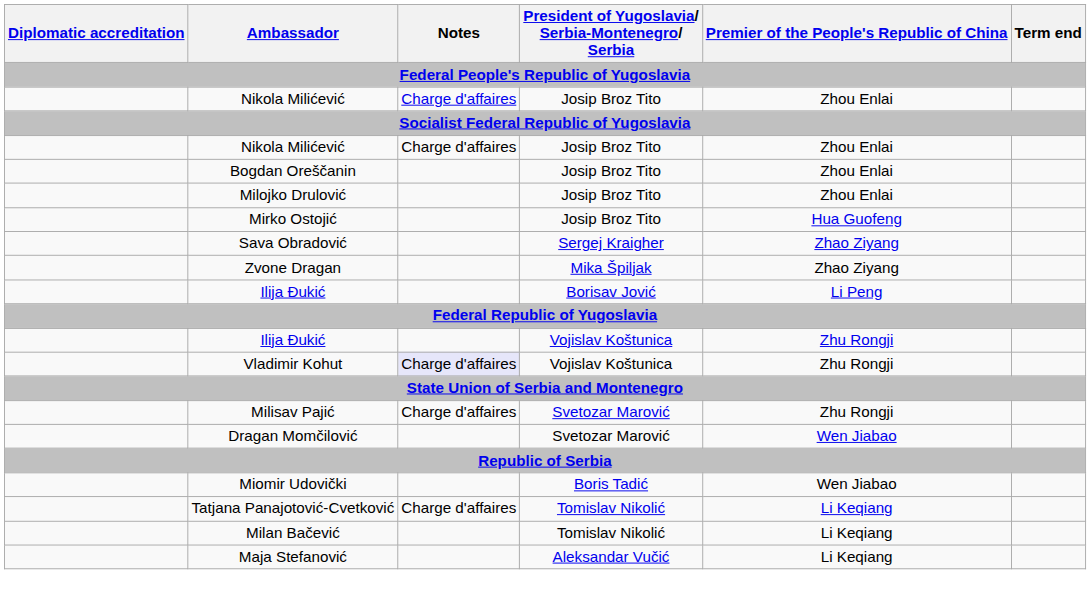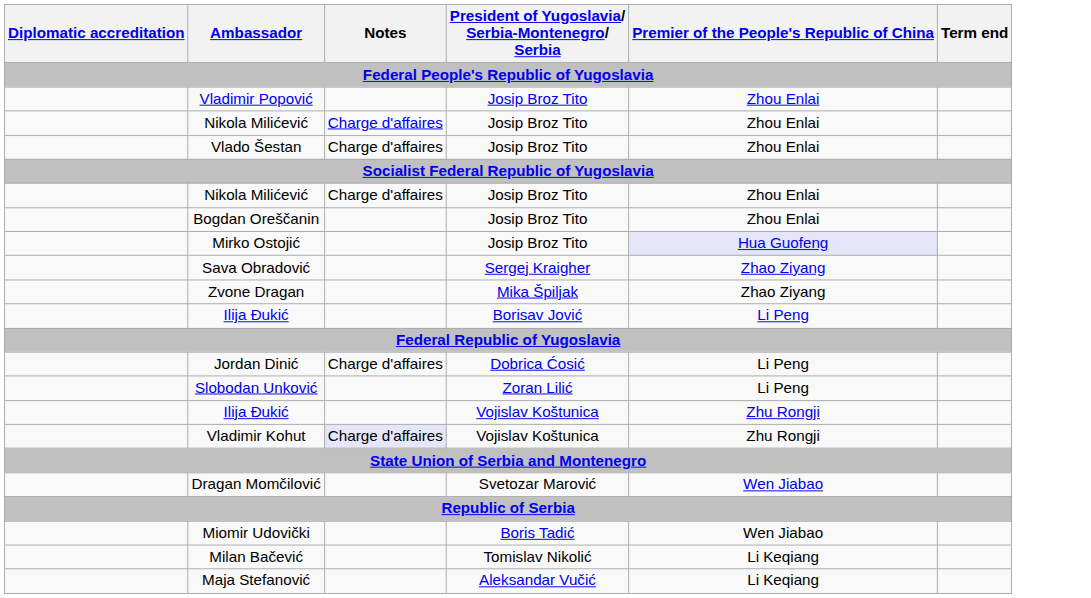+ row: (256, 98)
+ row: (256, 147)
- row: (293, 195)
(857, 219) no background -> (783, 243) lavender background
+ row: (256, 364)
+ row: (256, 388)
- row: (293, 412)
- row: (293, 508)
